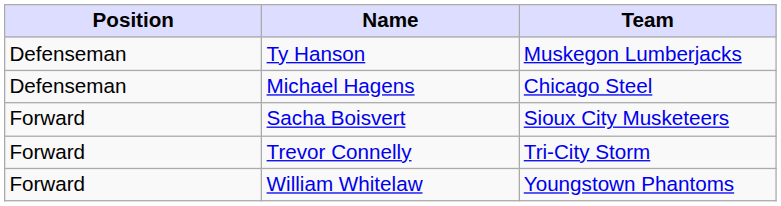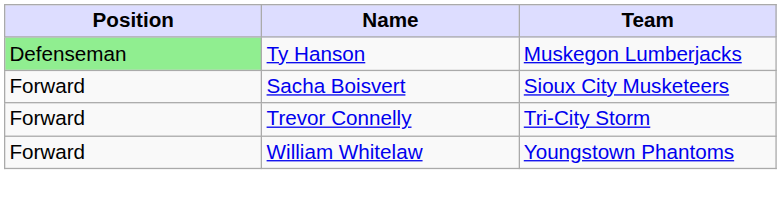(68, 53) no background -> (68, 53) lightgreen background
- row: (341, 86)
